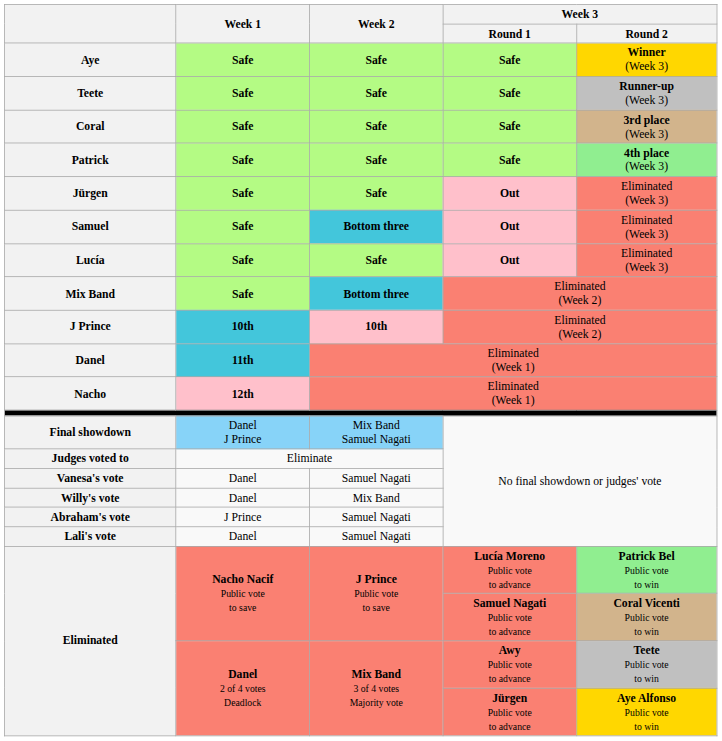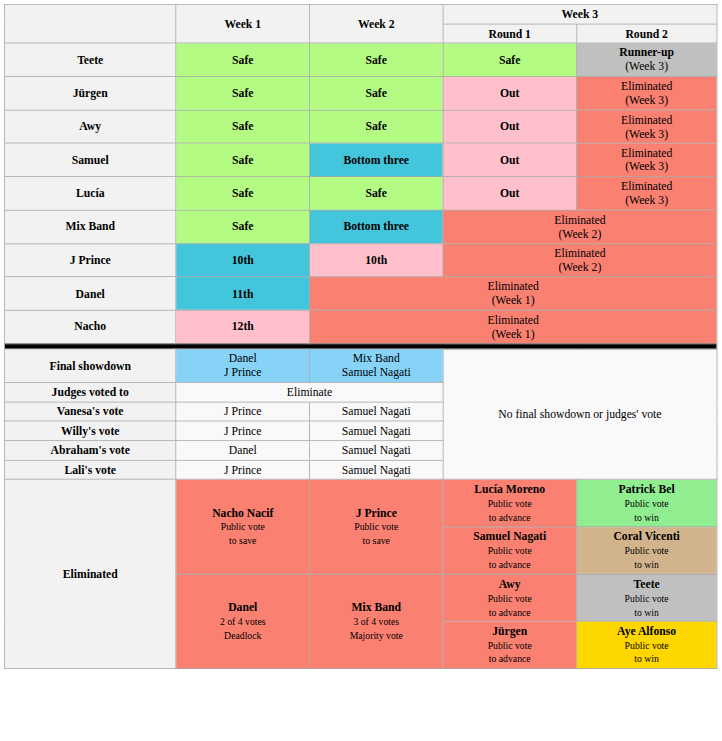- row: (90, 60)
- row: (90, 126)
- row: (90, 160)
+ row: (90, 126)
(243, 478) Danel -> (243, 411) J Prince
(243, 497) Danel -> (243, 431) J Prince
(376, 497) Mix Band -> (376, 431) Samuel Nagati
(243, 517) J Prince -> (243, 450) Danel
(243, 536) Danel -> (243, 470) J Prince
